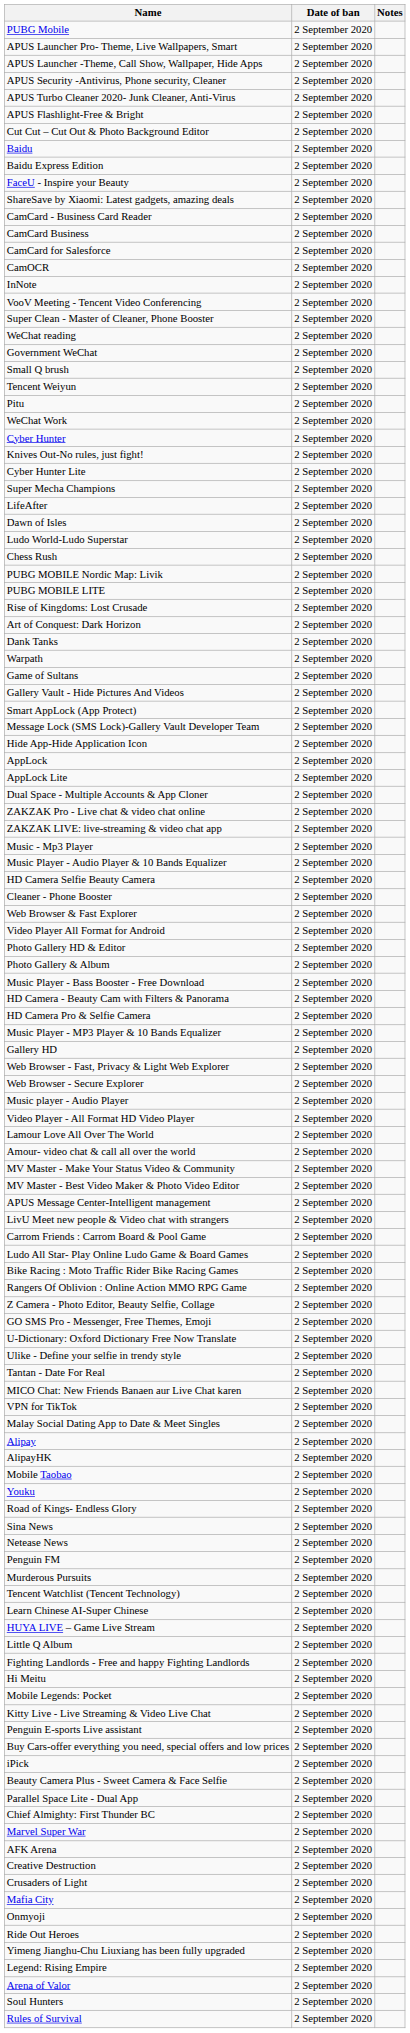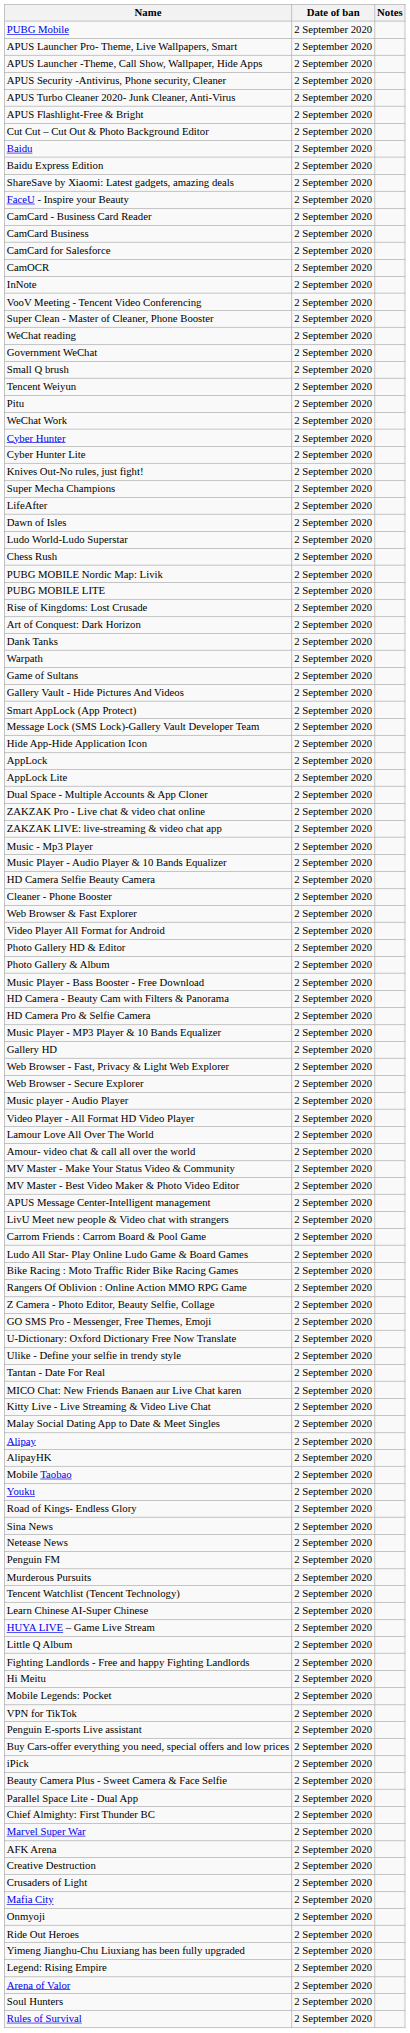rows swapped: (68, 183) <-> (120, 200)
rows swapped: (46, 472) <-> (75, 455)
rows swapped: (109, 1713) <-> (42, 1407)
